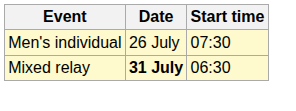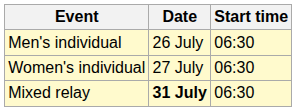(211, 42) 07:30 -> (234, 42) 06:30
+ row: (77, 67)
